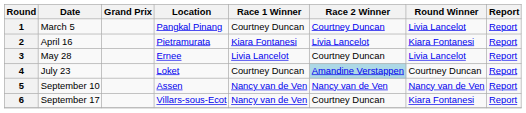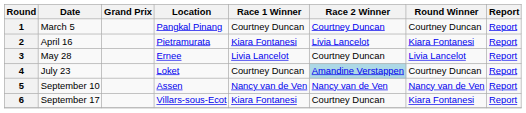(437, 26) Livia Lancelot -> (445, 26) Courtney Duncan
(269, 100) Nancy van de Ven -> (264, 100) Kiara Fontanesi
